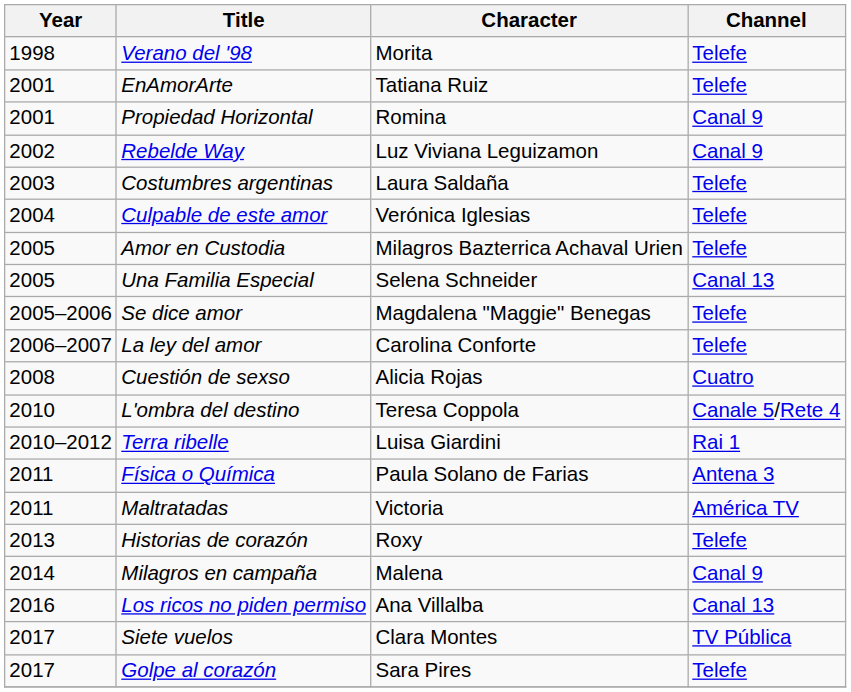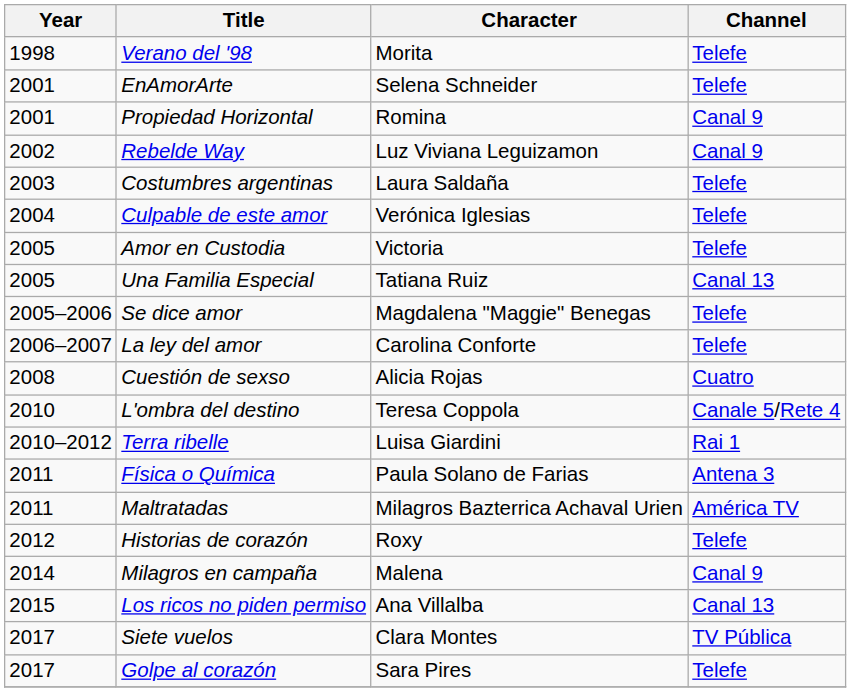(432, 85) Tatiana Ruiz -> (456, 85) Selena Schneider
(529, 248) Milagros Bazterrica Achaval Urien -> (409, 248) Victoria
(456, 280) Selena Schneider -> (432, 280) Tatiana Ruiz
(409, 507) Victoria -> (529, 507) Milagros Bazterrica Achaval Urien
(32, 540) 2013 -> (32, 540) 2012
(32, 605) 2016 -> (32, 605) 2015
